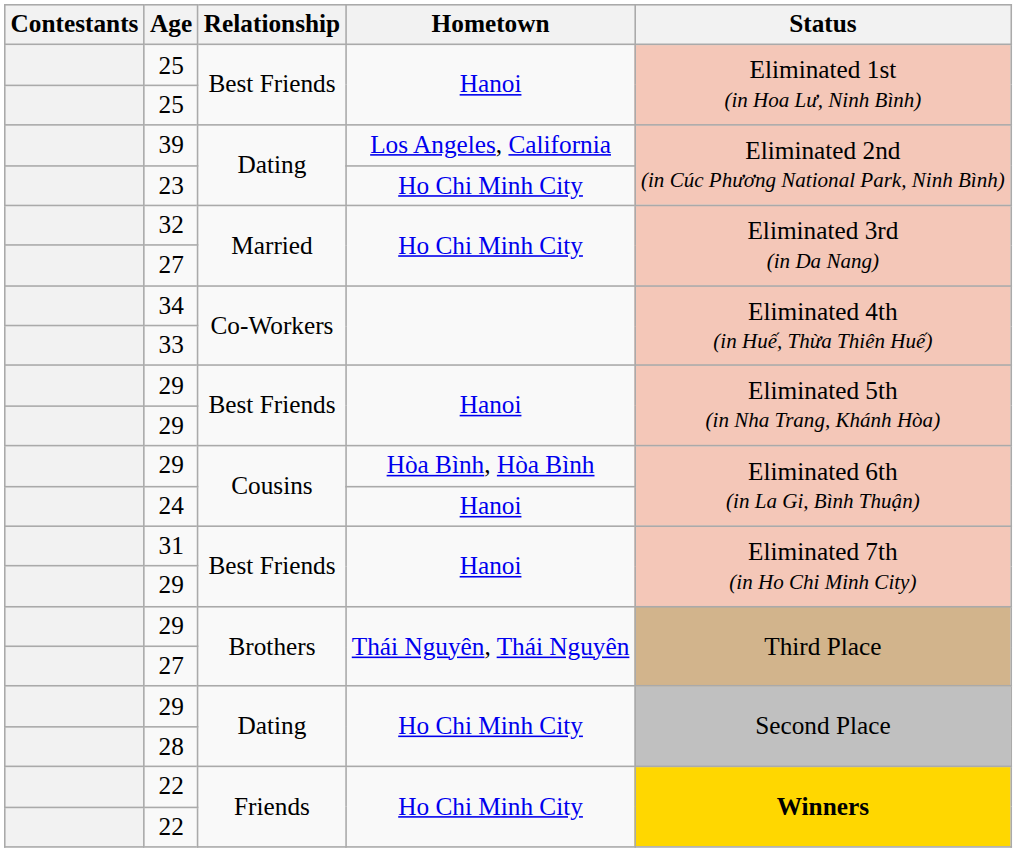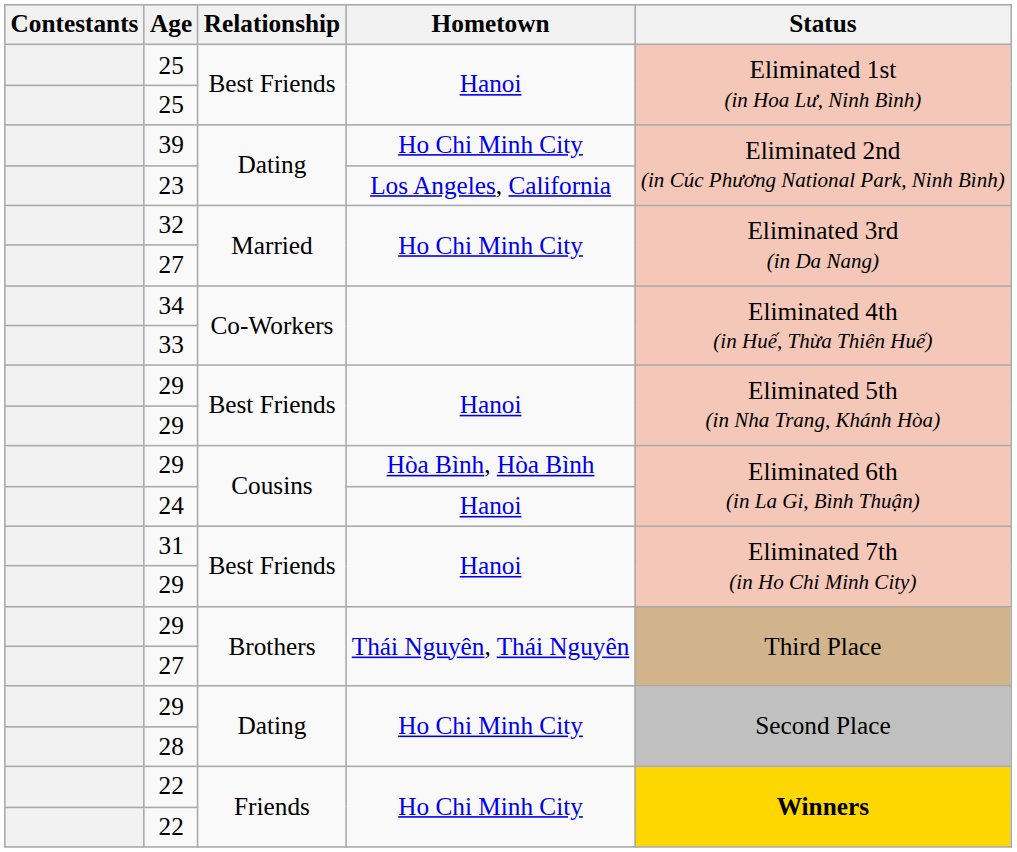(491, 144) Los Angeles, California -> (491, 144) Ho Chi Minh City
(491, 184) Ho Chi Minh City -> (491, 184) Los Angeles, California
